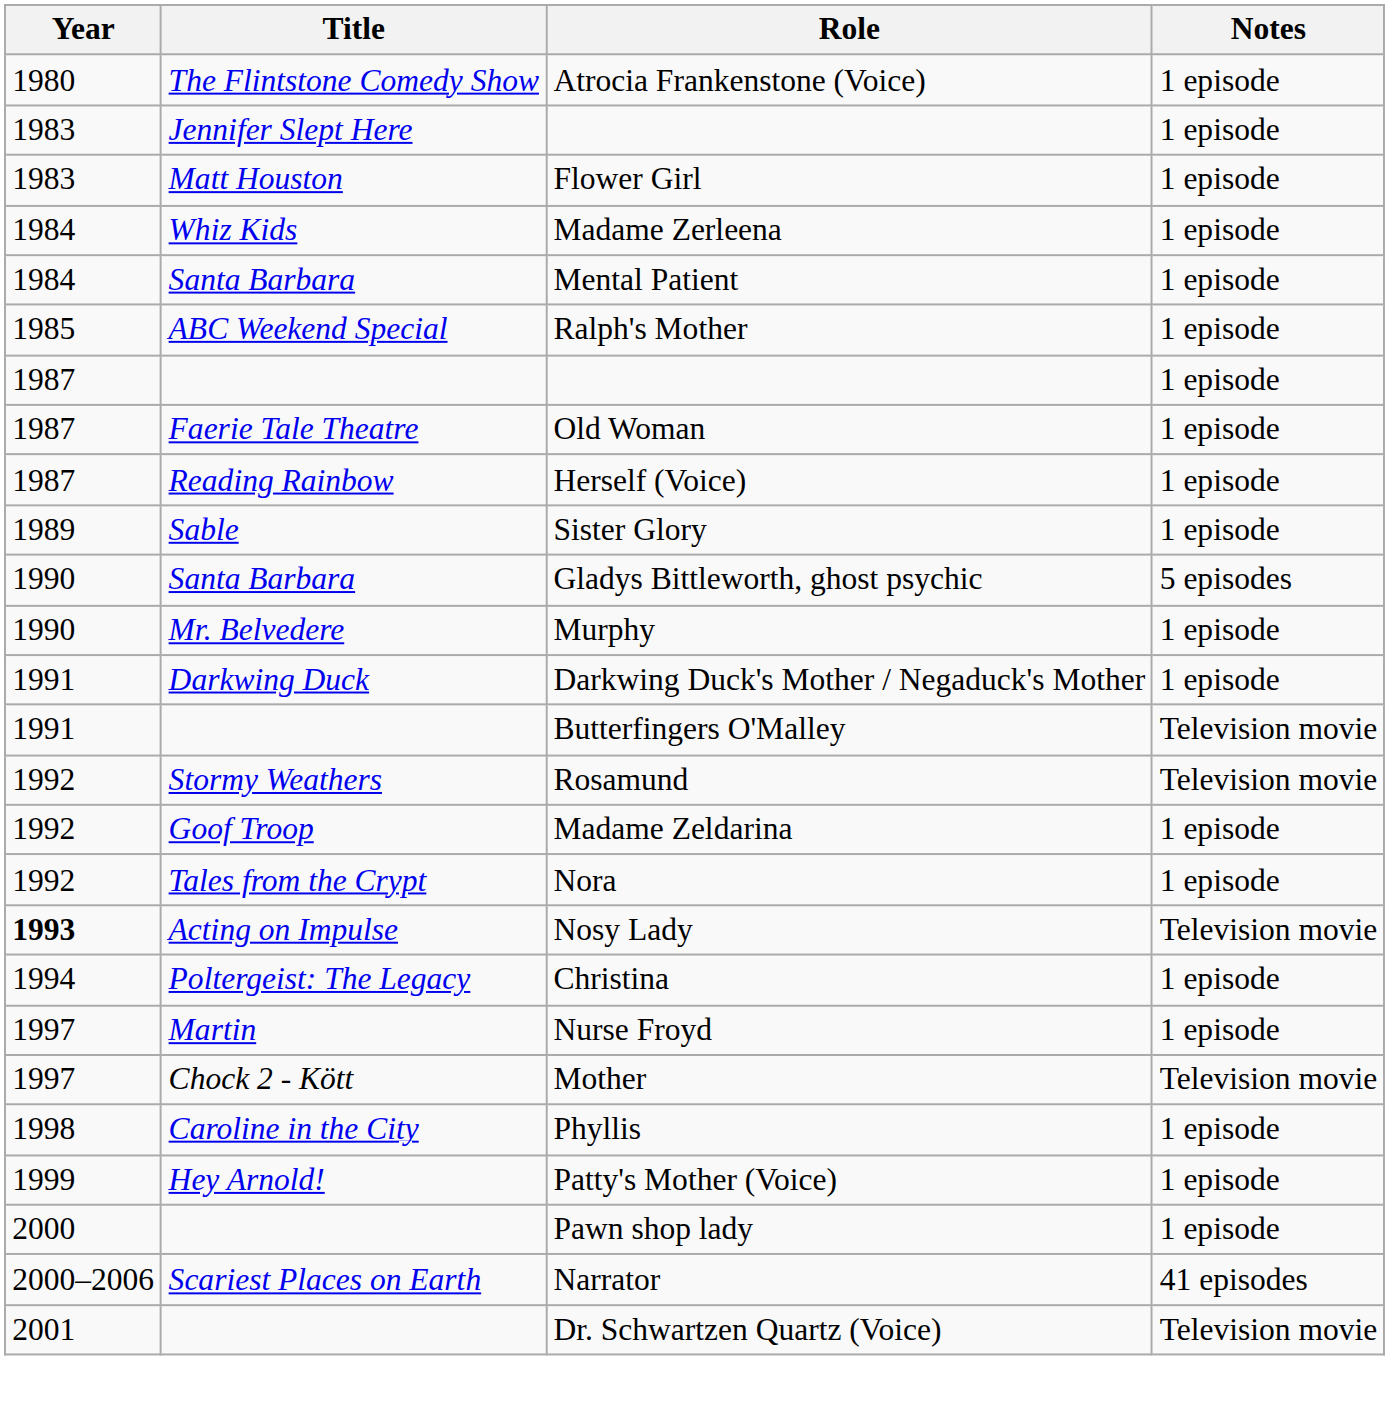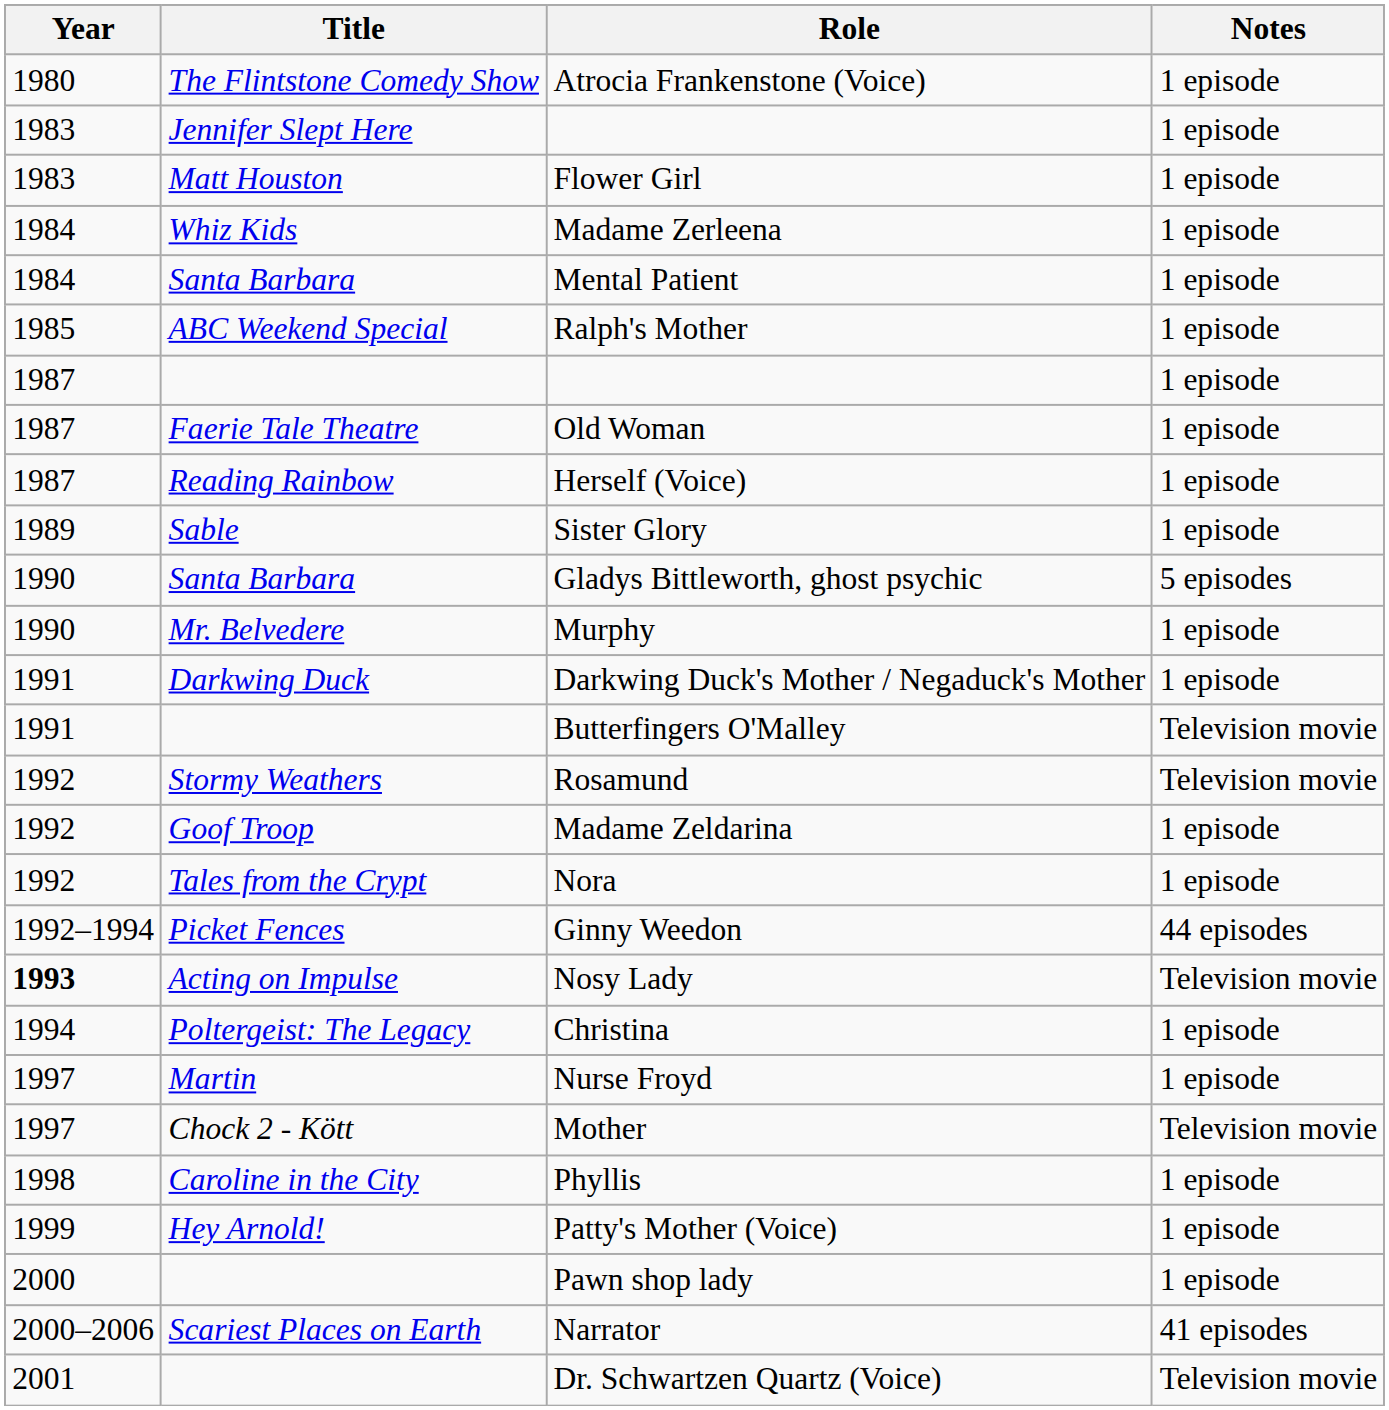+ row: (257, 929)
